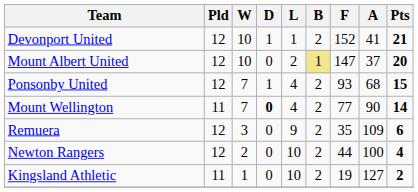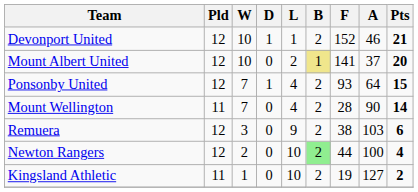(373, 38) 41 -> (373, 38) 46
(345, 61) 147 -> (345, 61) 141
(373, 84) 68 -> (373, 84) 64
(269, 107) bold -> (269, 107) normal
(345, 107) 77 -> (345, 107) 28
(345, 130) 35 -> (345, 130) 38
(373, 130) 109 -> (373, 130) 103
(318, 152) no background -> (318, 152) lightgreen background
